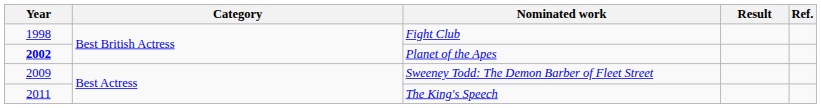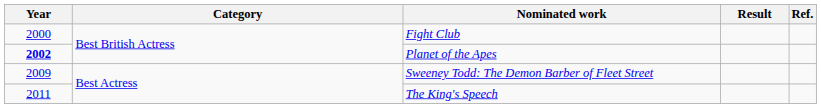(38, 34) 1998 -> (38, 34) 2000
